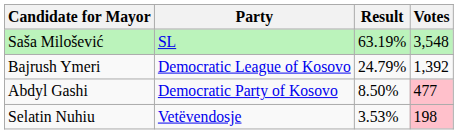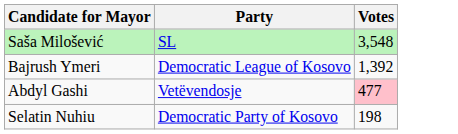- column: (382, 16)
(248, 91) Democratic Party of Kosovo -> (200, 91) Vetëvendosje
(200, 116) Vetëvendosje -> (248, 116) Democratic Party of Kosovo
(425, 116) pink background -> (370, 116) no background
